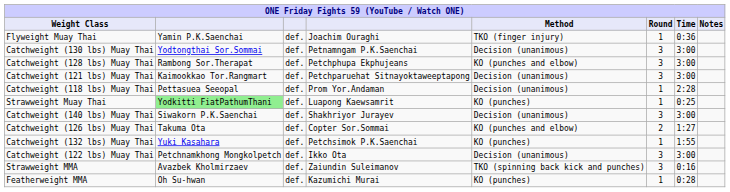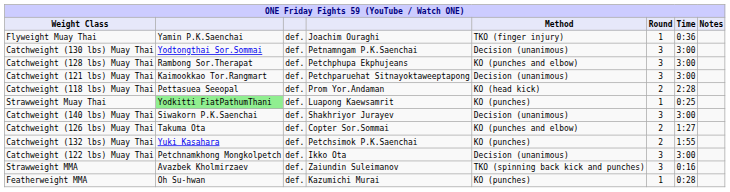(521, 90) Decision (unanimous) -> (507, 90) KO (head kick)
(661, 90) 1 -> (661, 90) 2
(661, 142) 1 -> (661, 142) 2
